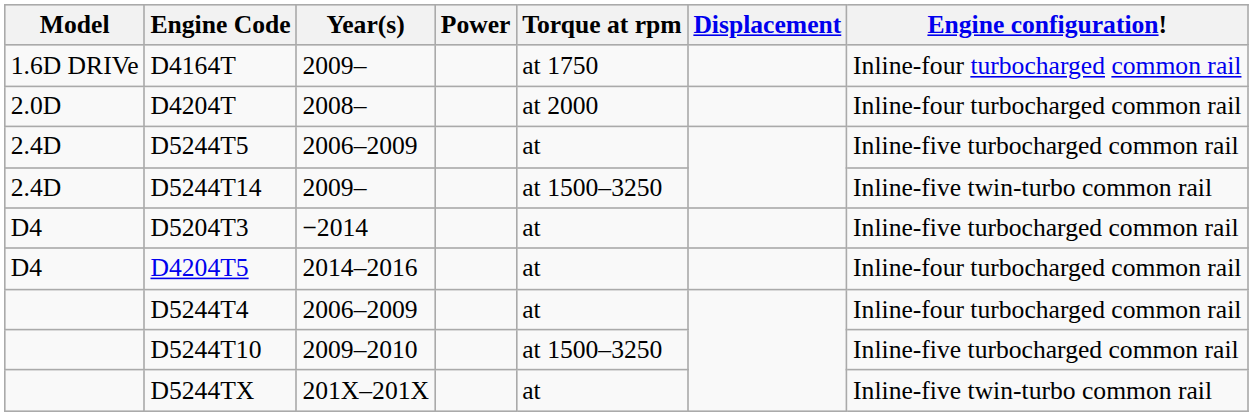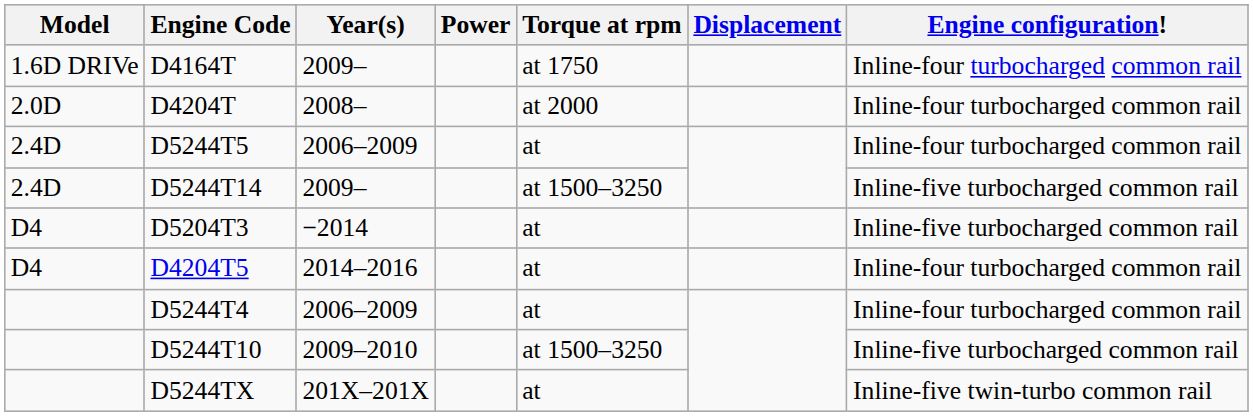(1046, 146) Inline-five turbocharged common rail -> (1047, 146) Inline-four turbocharged common rail
(1033, 187) Inline-five twin-turbo common rail -> (1046, 187) Inline-five turbocharged common rail
